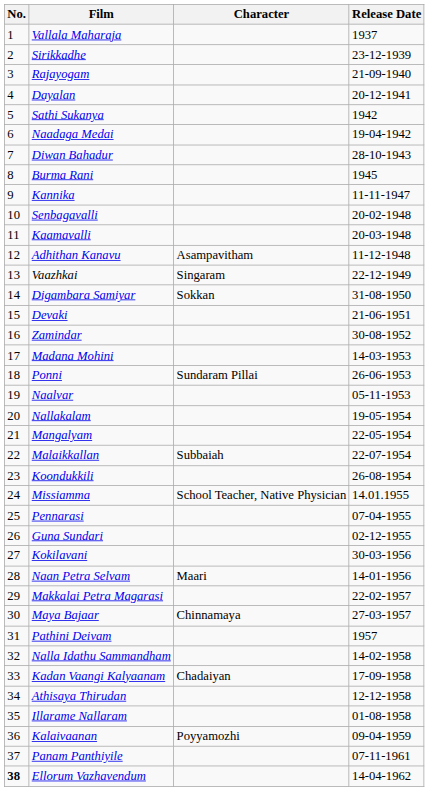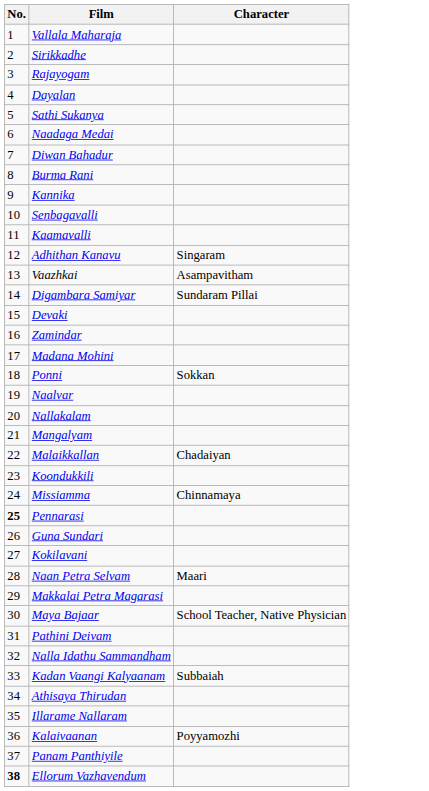- column: (387, 14)
(215, 255) Asampavitham -> (201, 255) Singaram
(201, 275) Singaram -> (215, 275) Asampavitham
(196, 295) Sokkan -> (217, 295) Sundaram Pillai
(217, 375) Sundaram Pillai -> (196, 375) Sokkan
(200, 455) Subbaiah -> (204, 455) Chadaiyan
(261, 495) School Teacher, Native Physician -> (209, 495) Chinnamaya
(14, 515) normal -> (14, 515) bold
(209, 615) Chinnamaya -> (261, 615) School Teacher, Native Physician
(204, 676) Chadaiyan -> (200, 676) Subbaiah
